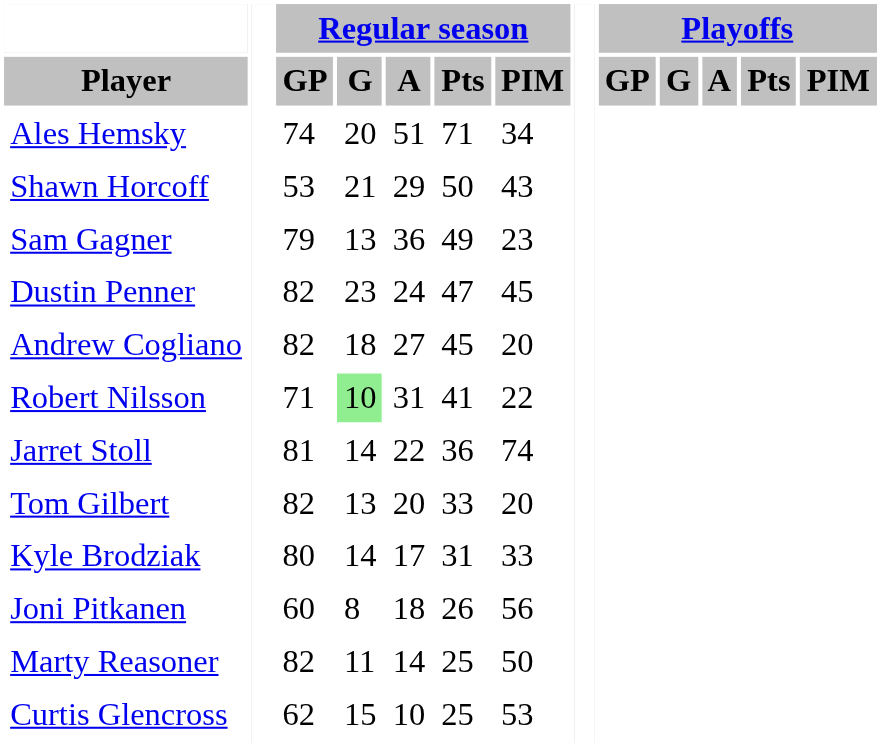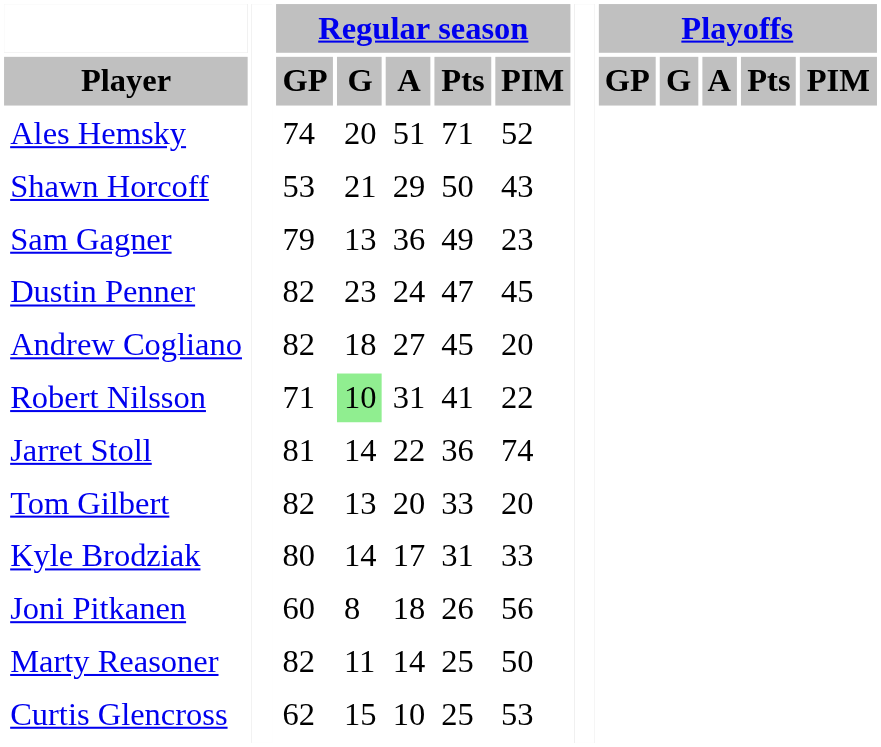(517, 133) 34 -> (517, 133) 52
